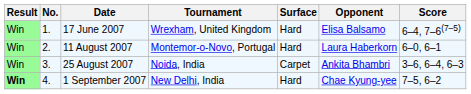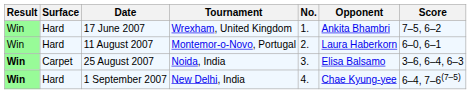columns swapped: (50, 12) <-> (298, 12)
(353, 29) Elisa Balsamo -> (356, 28) Ankita Bhambri
(431, 29) 6–4, 7–6(7–5) -> (422, 28) 7–5, 6–2
(15, 64) normal -> (16, 61) bold
(356, 64) Ankita Bhambri -> (353, 61) Elisa Balsamo
(422, 80) 7–5, 6–2 -> (431, 79) 6–4, 7–6(7–5)
